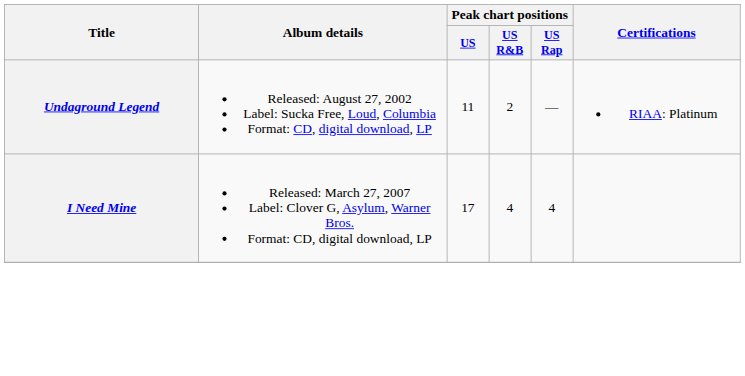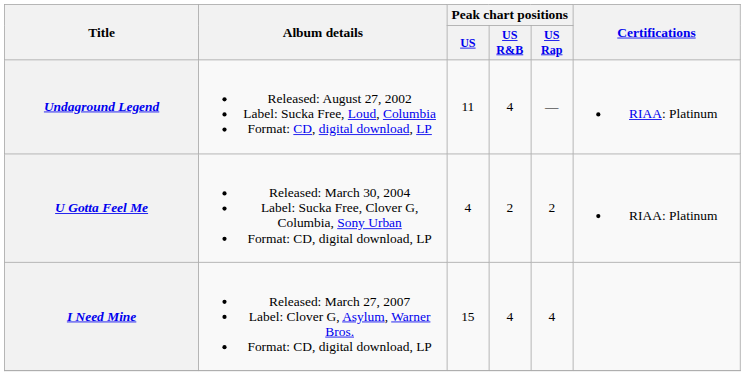(510, 106) 2 -> (510, 106) 4
+ row: (102, 207)
(468, 207) 17 -> (468, 316) 15
